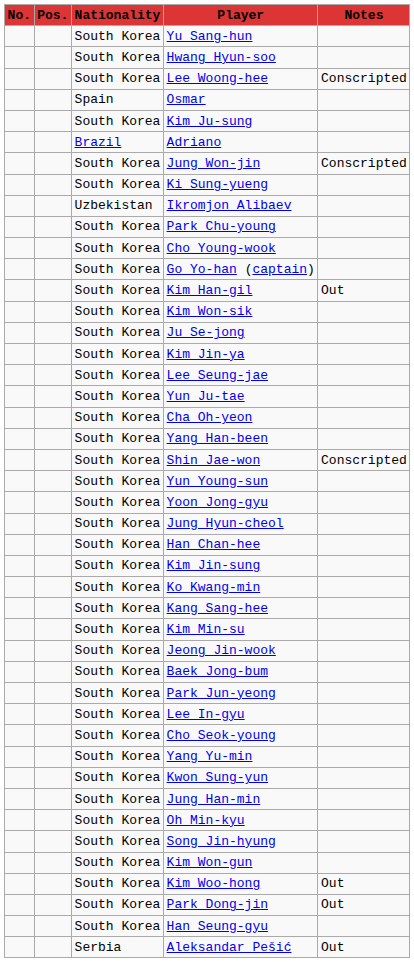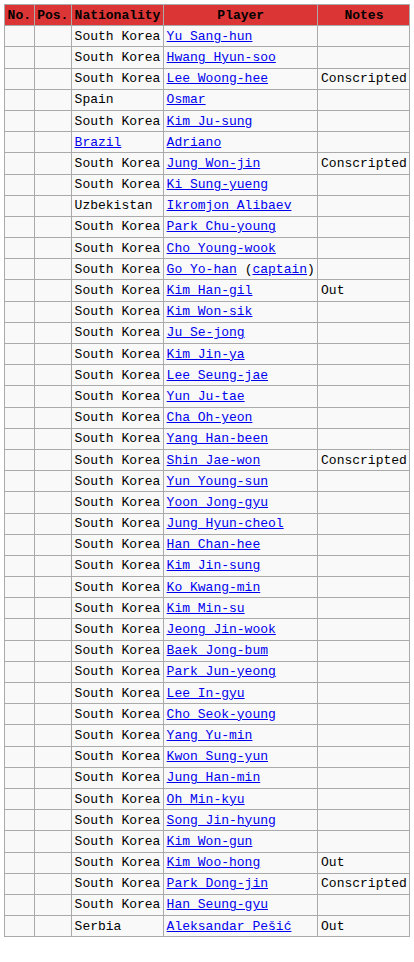- row: (217, 608)
(333, 905) Out -> (364, 884) Conscripted
